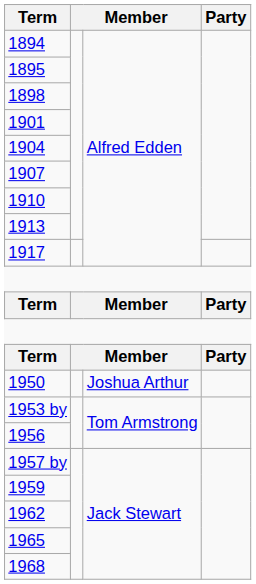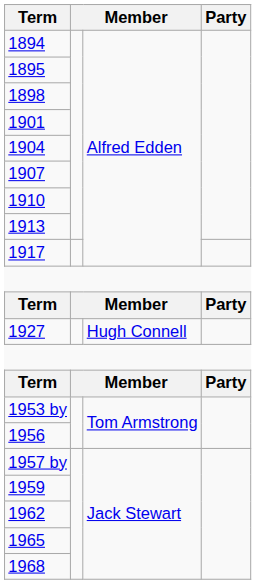+ row: (27, 331)
- row: (27, 383)
